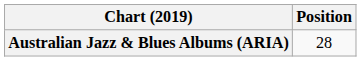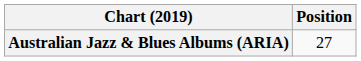(324, 42) 28 -> (324, 42) 27
